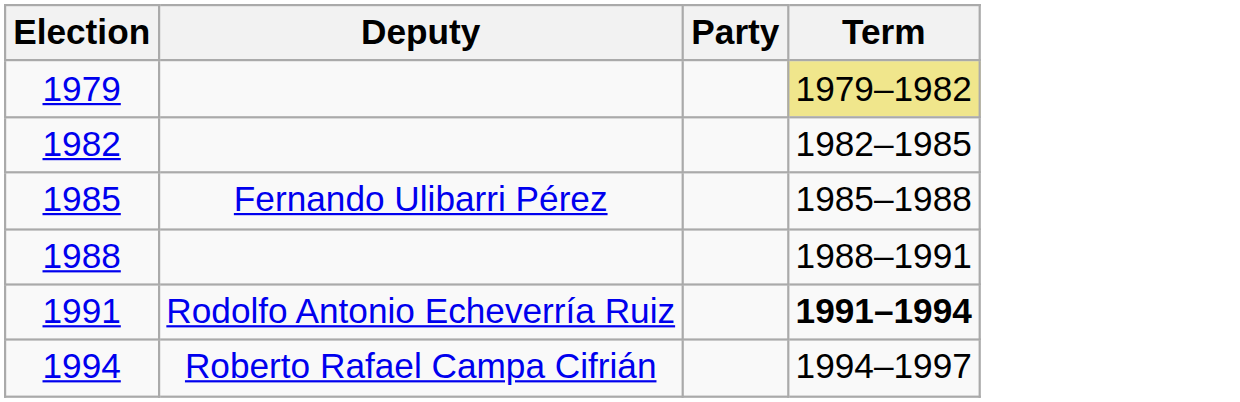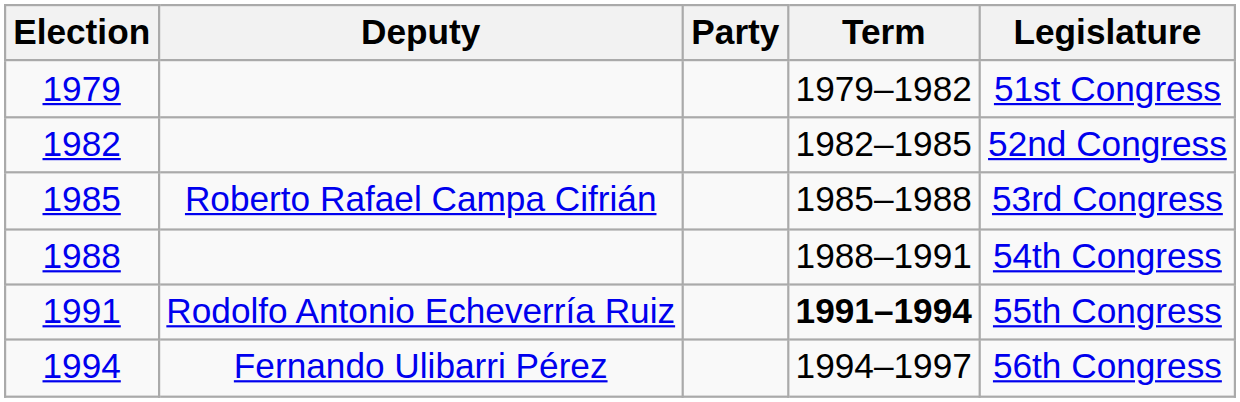+ column: (1107, 32)
(884, 88) khaki background -> (884, 88) no background
(421, 199) Fernando Ulibarri Pérez -> (421, 199) Roberto Rafael Campa Cifrián
(421, 367) Roberto Rafael Campa Cifrián -> (421, 367) Fernando Ulibarri Pérez
